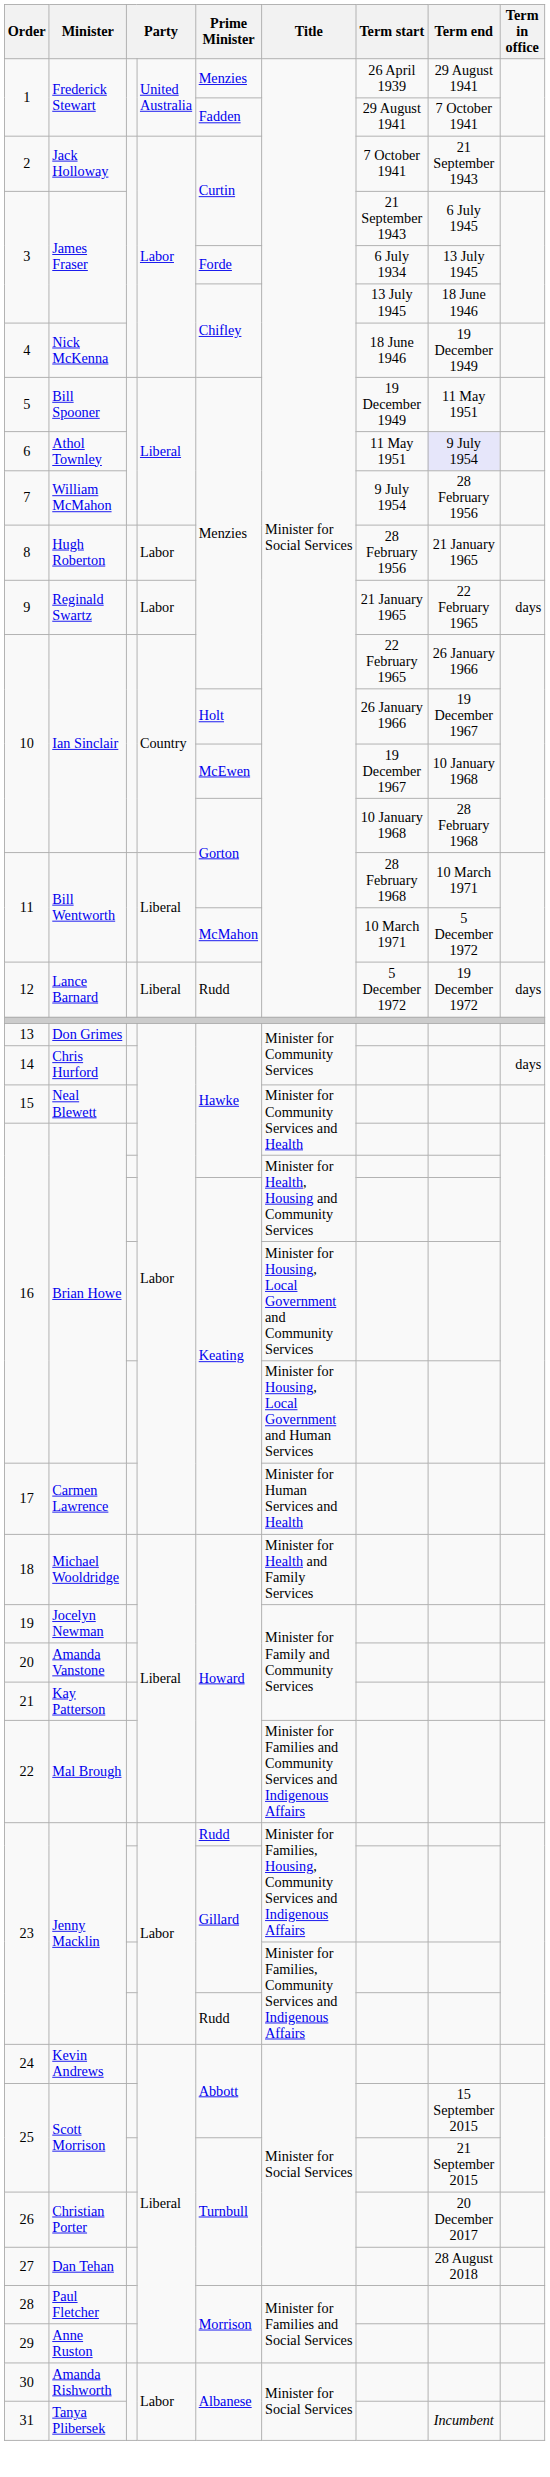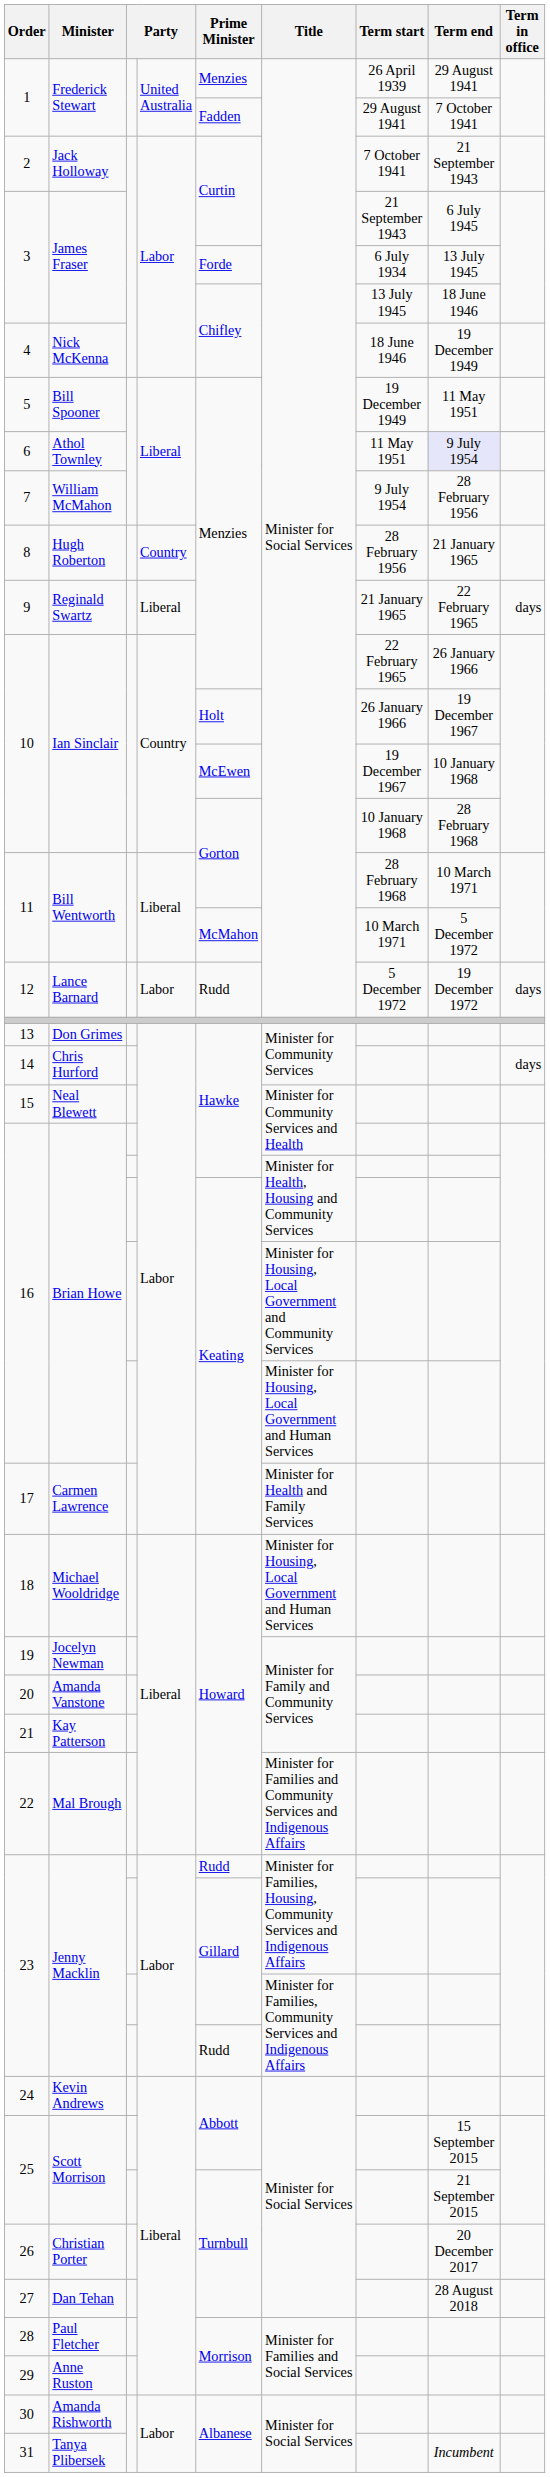(157, 552) Labor -> (163, 552) Country
(157, 607) Labor -> (161, 607) Liberal
(161, 989) Liberal -> (157, 989) Labor
(301, 1498) Minister for Human Services and Health -> (299, 1498) Minister for Health and Family Services
(299, 1569) Minister for Health and Family Services -> (301, 1585) Minister for Housing, Local Government and Human Services
